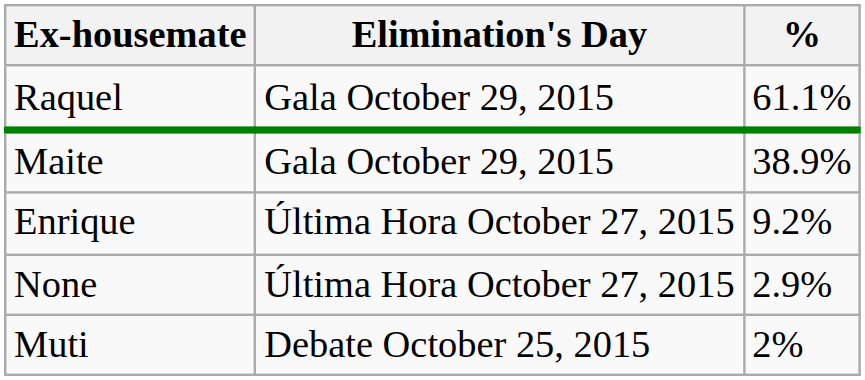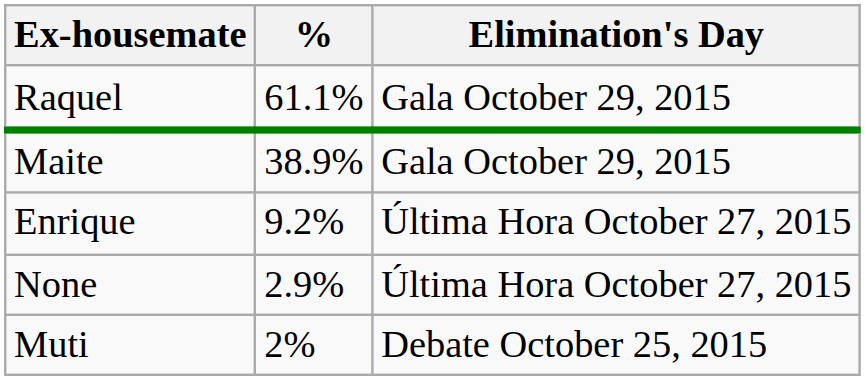columns swapped: (802, 34) <-> (499, 34)
